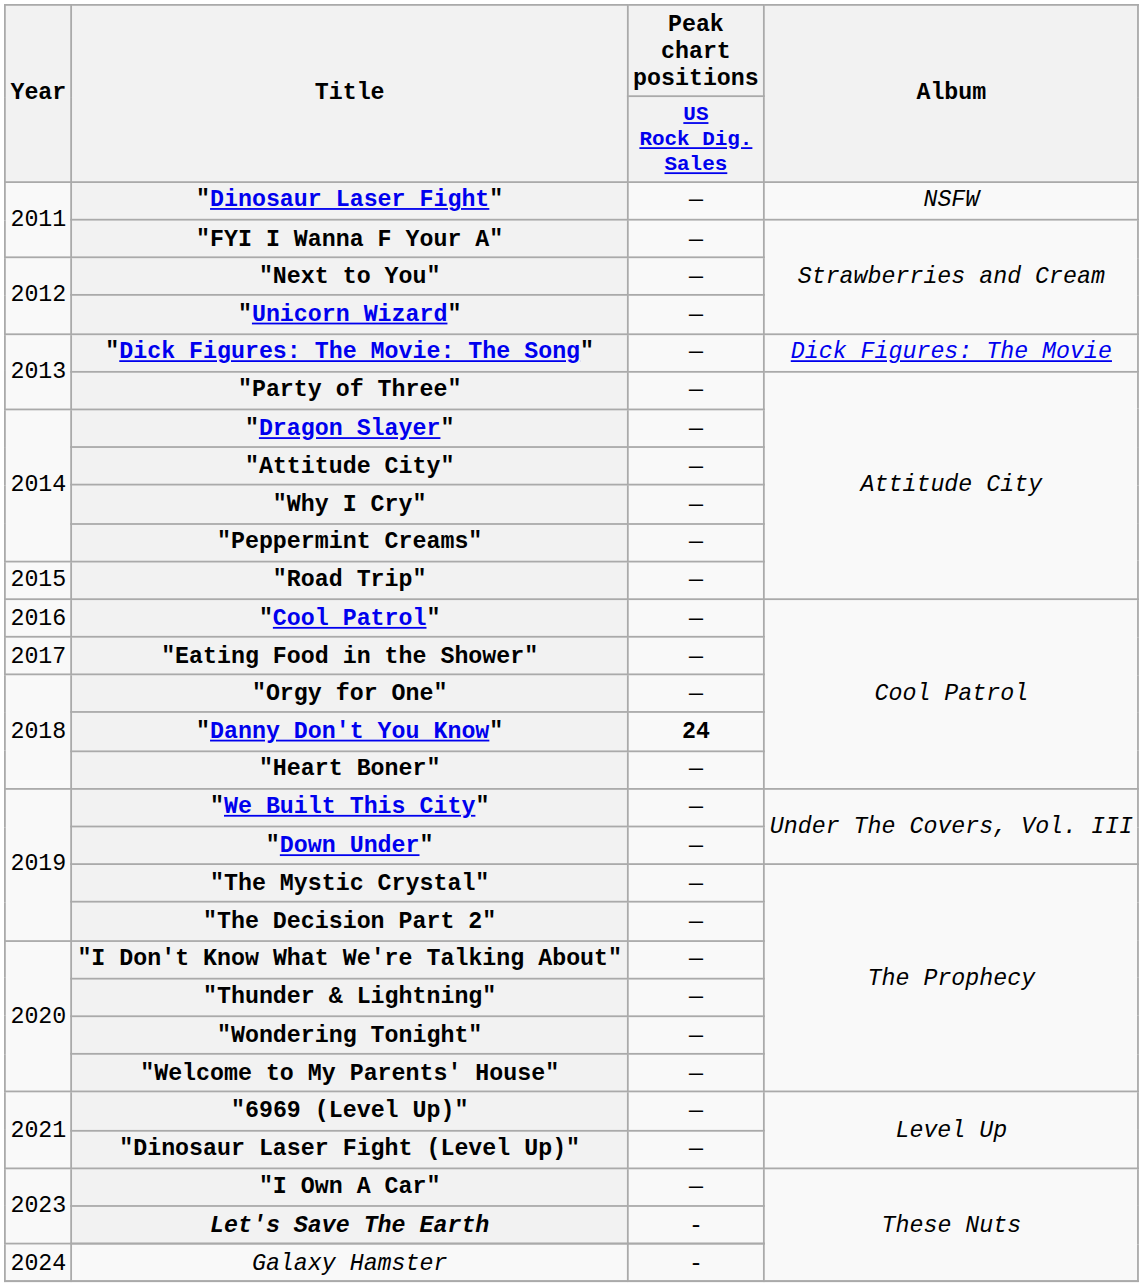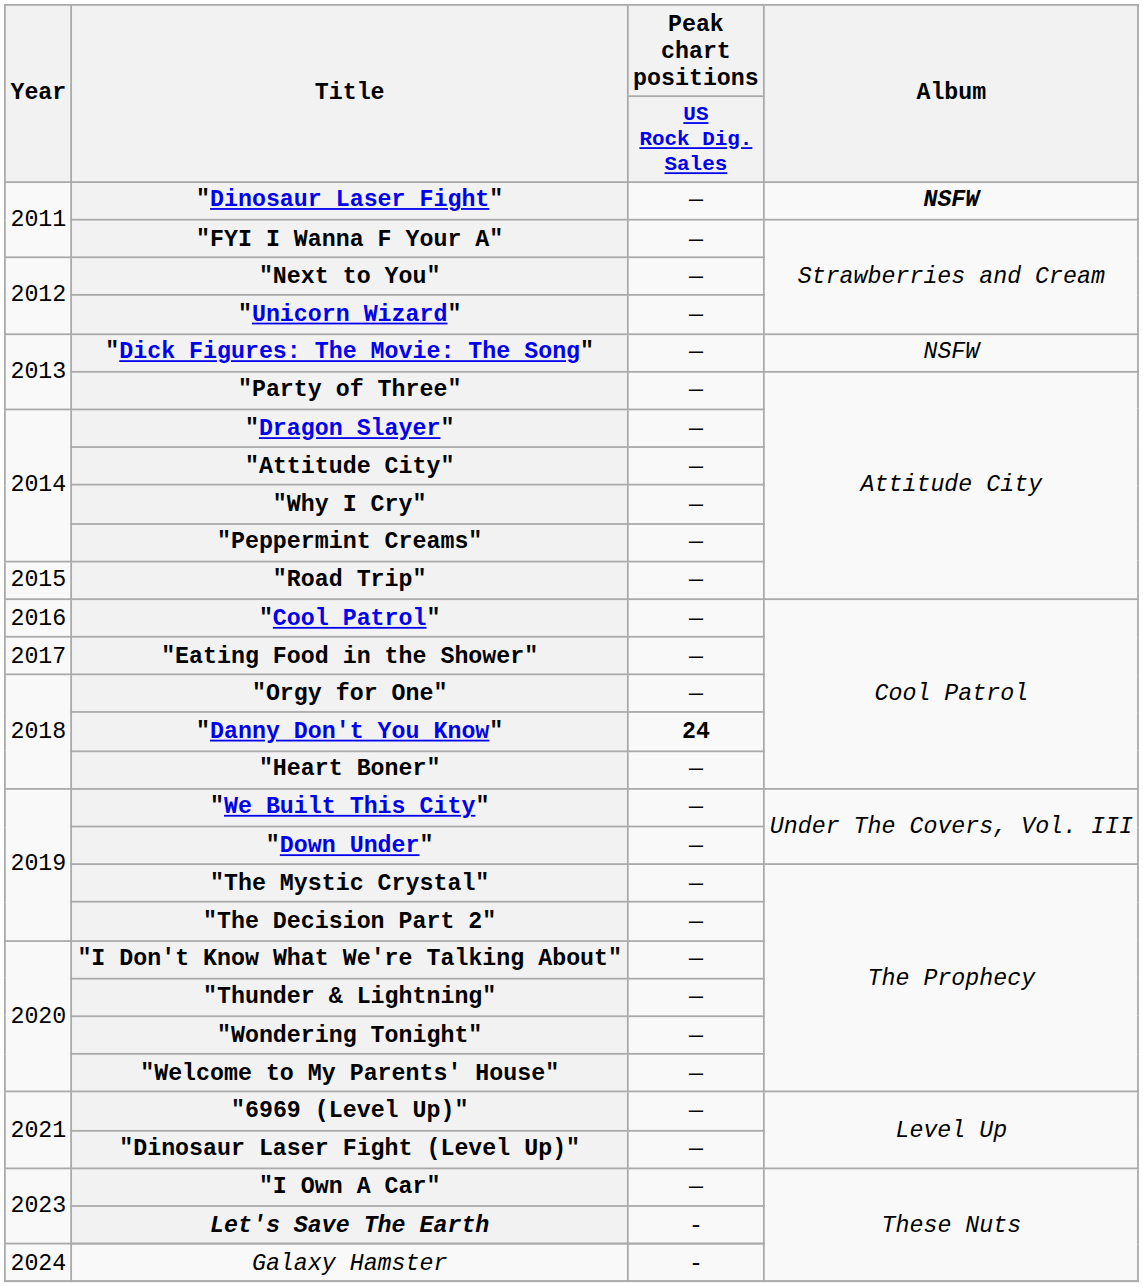(951, 201) normal -> (951, 201) bold
(951, 352) Dick Figures: The Movie -> (951, 352) NSFW
